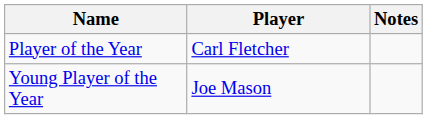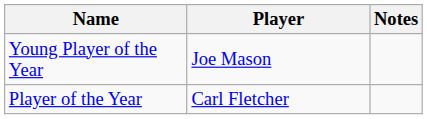rows swapped: (75, 48) <-> (83, 88)
